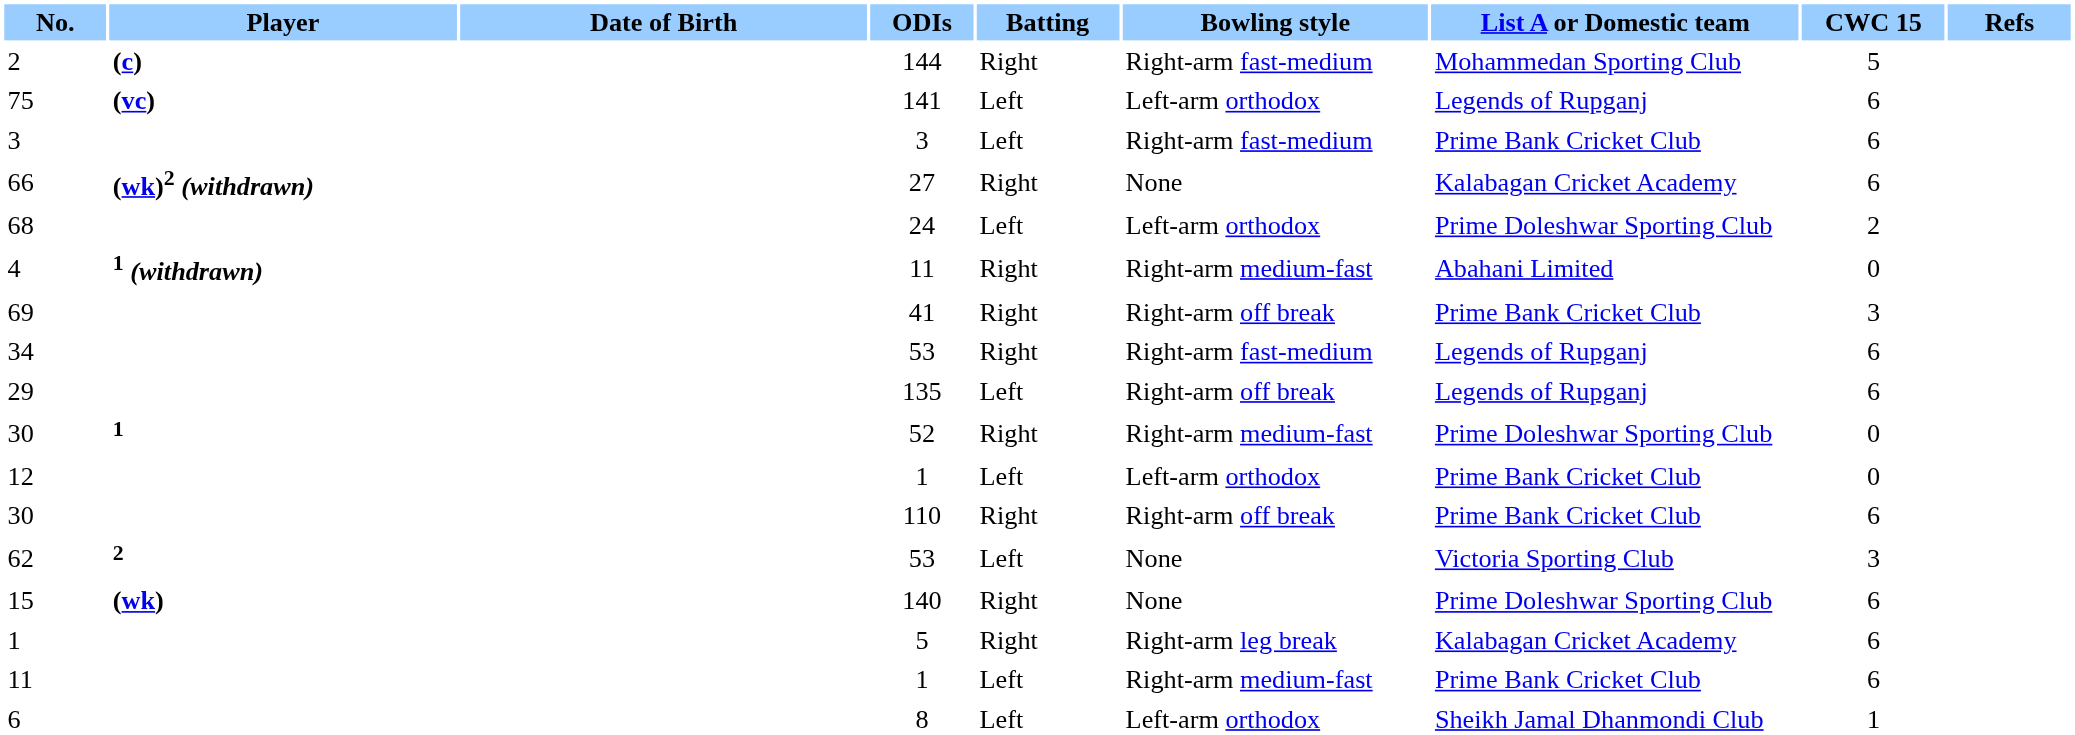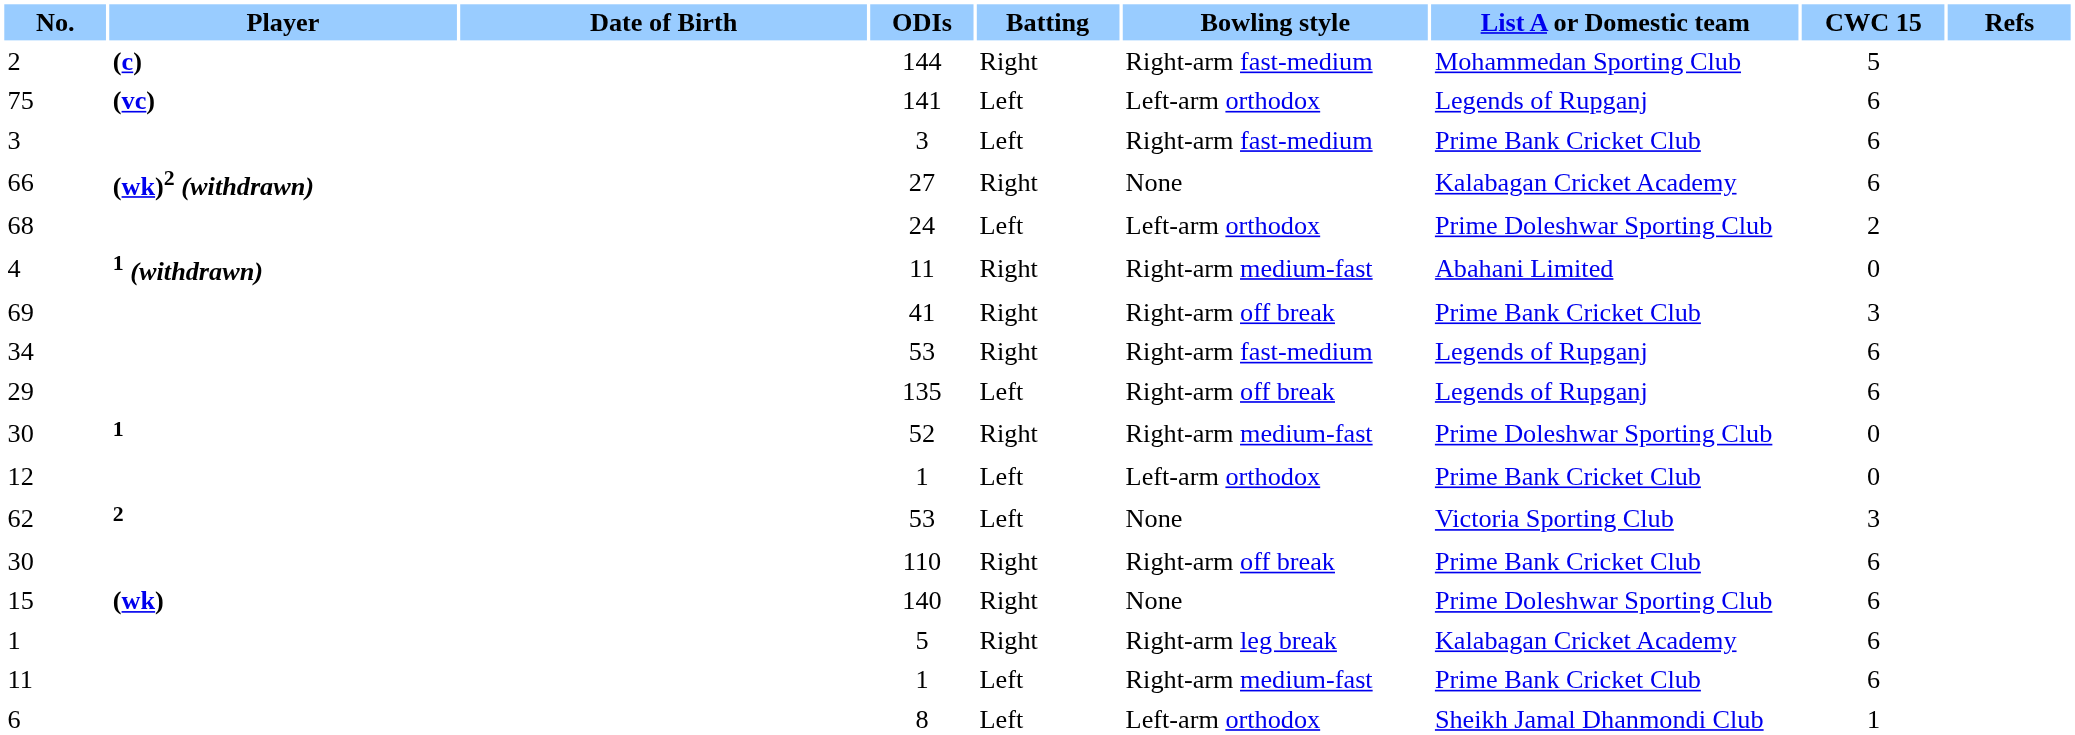rows swapped: (21, 558) <-> (21, 515)
